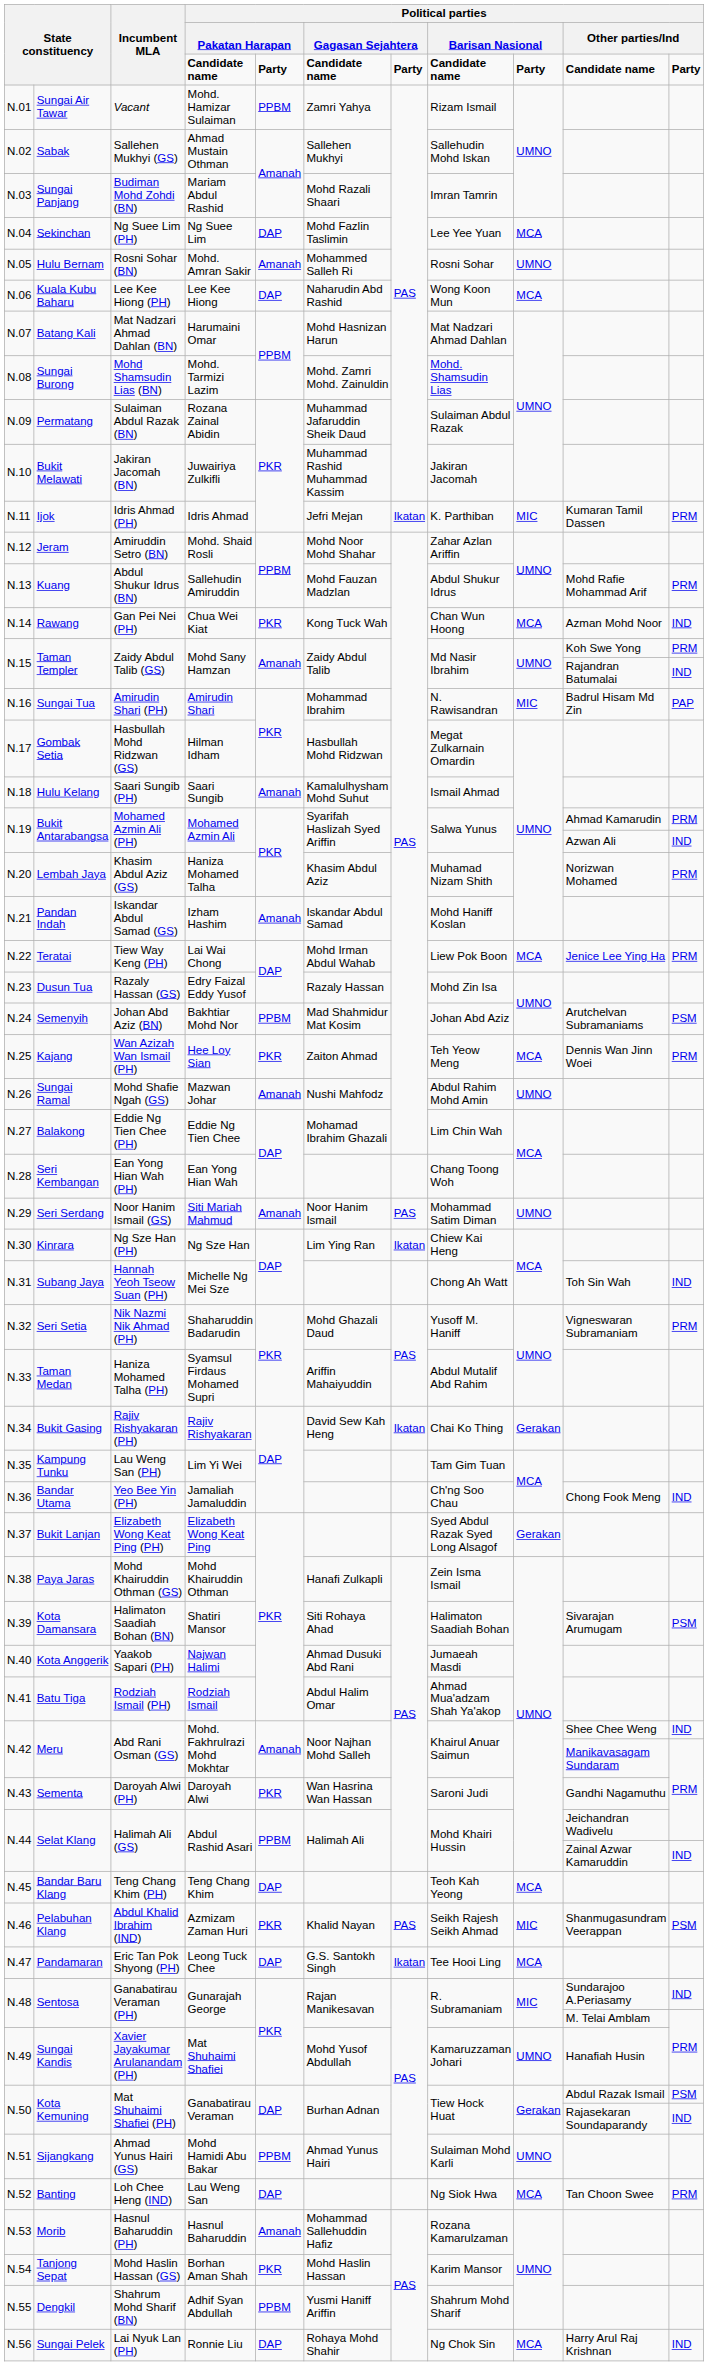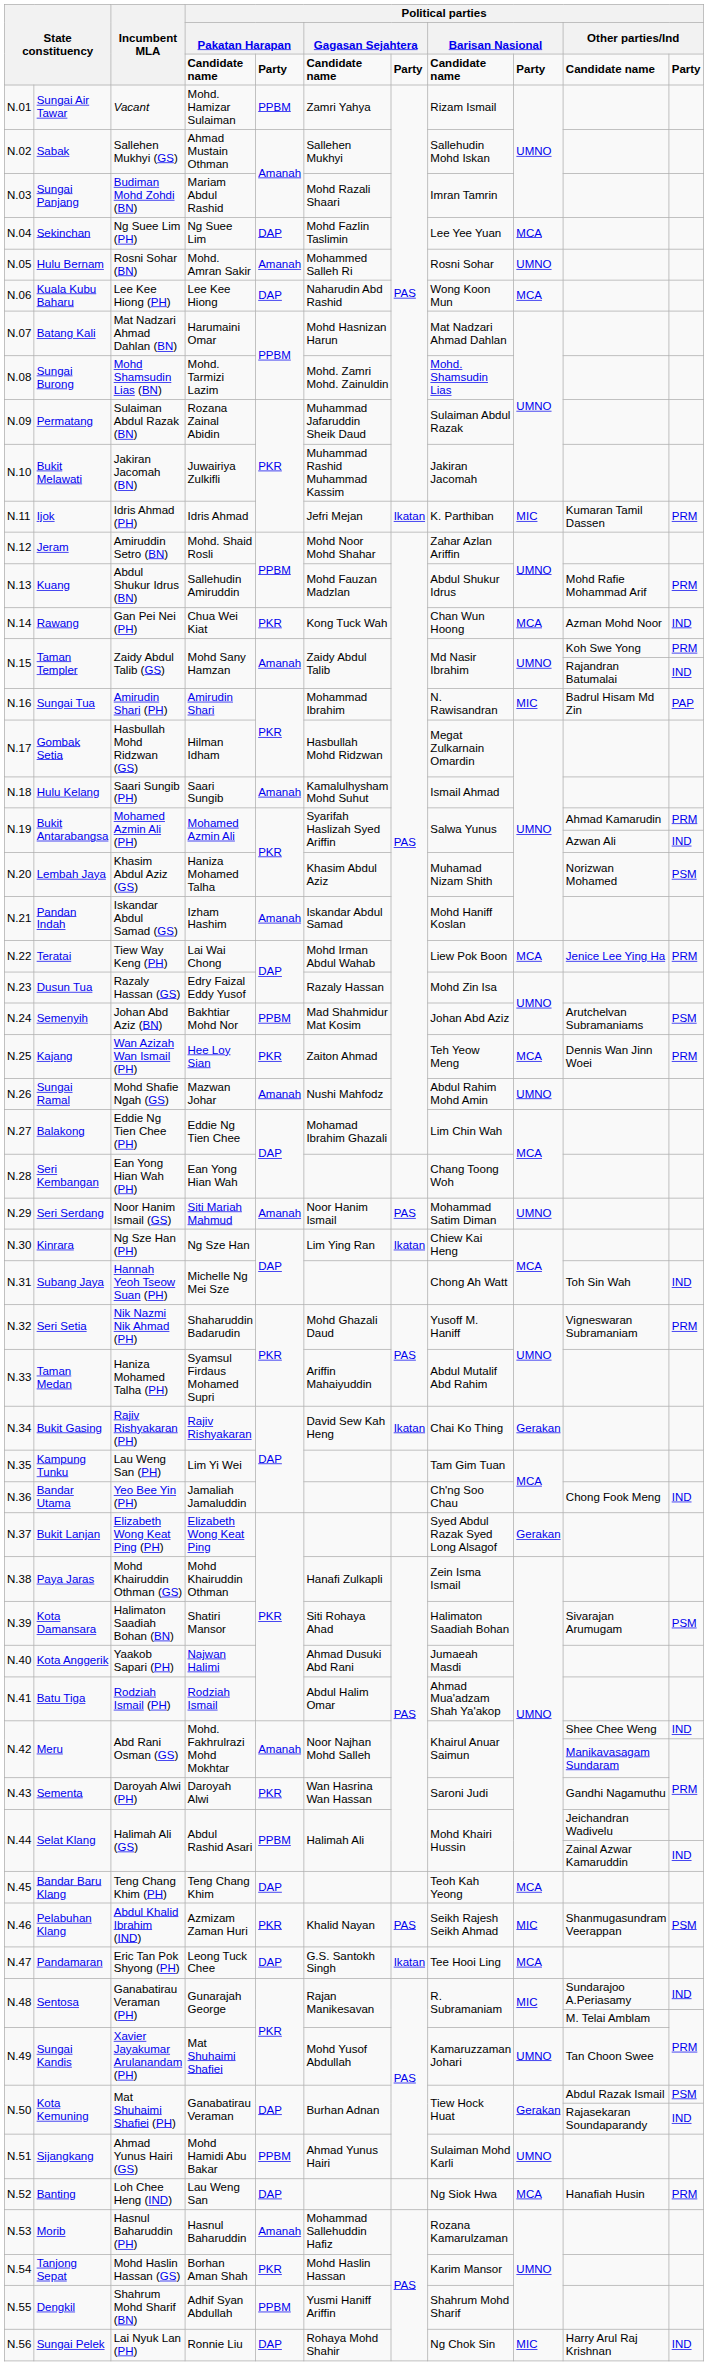(685, 874) PRM -> (684, 874) PSM
(605, 2056) Hanafiah Husin -> (610, 2056) Tan Choon Swee
(610, 2194) Tan Choon Swee -> (605, 2194) Hanafiah Husin
(529, 2345) MCA -> (527, 2345) MIC
